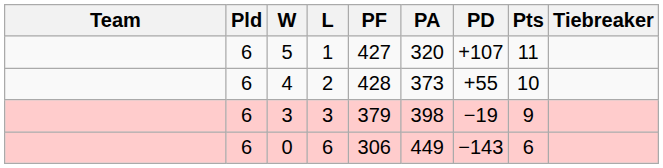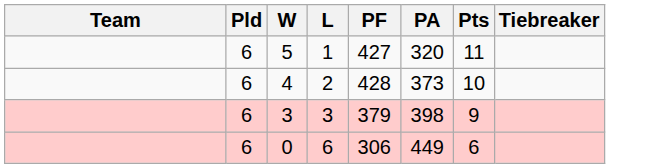- column: (481, 20)
